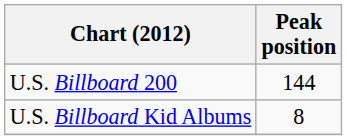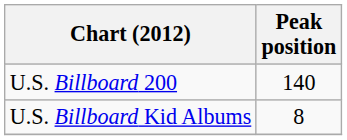(299, 81) 144 -> (299, 81) 140
